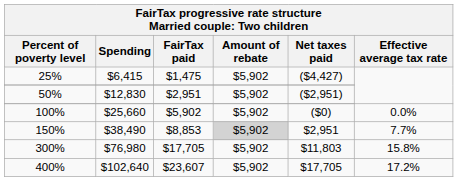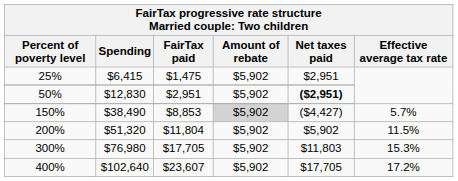(321, 76) ($4,427) -> (321, 76) $2,951
(321, 94) normal -> (321, 94) bold
- row: (50, 112)
(321, 130) $2,951 -> (321, 112) ($4,427)
(403, 130) 7.7% -> (403, 112) 5.7%
+ row: (50, 130)
(403, 149) 15.8% -> (403, 149) 15.3%
